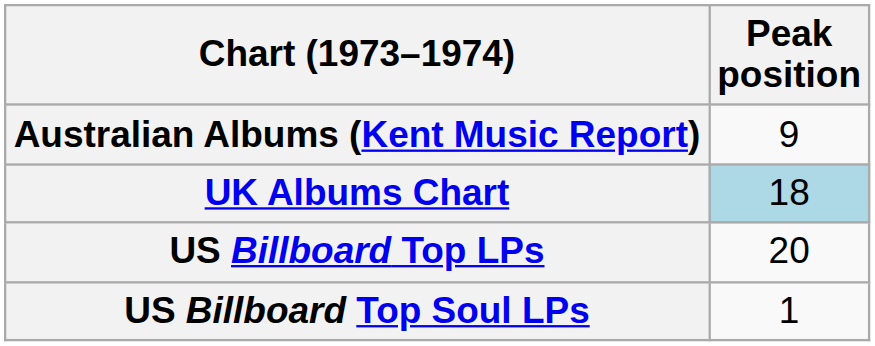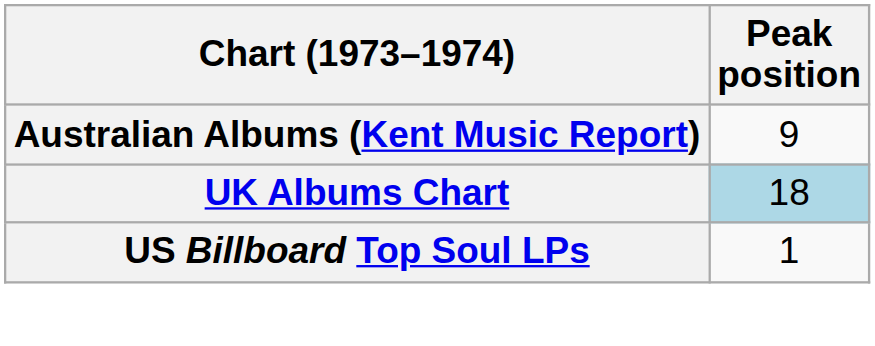- row: (357, 251)
